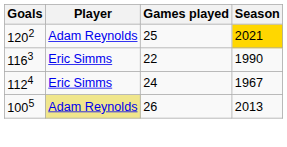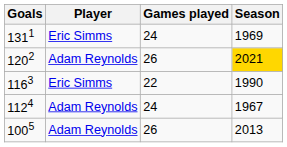+ row: (21, 36)
(150, 36) 25 -> (150, 59) 26
(80, 83) Eric Simms -> (93, 106) Adam Reynolds
(93, 106) khaki background -> (93, 130) no background
